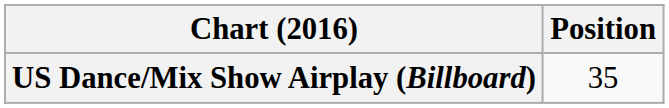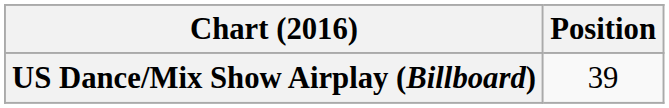(603, 77) 35 -> (603, 77) 39
